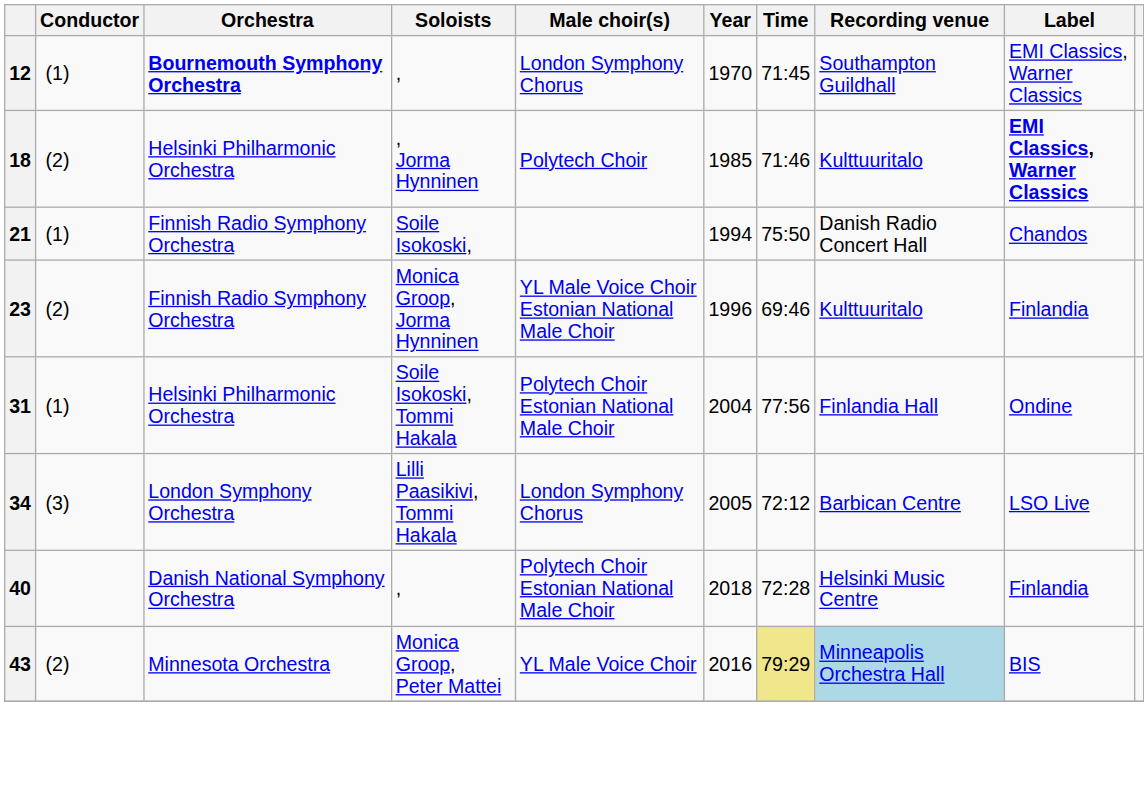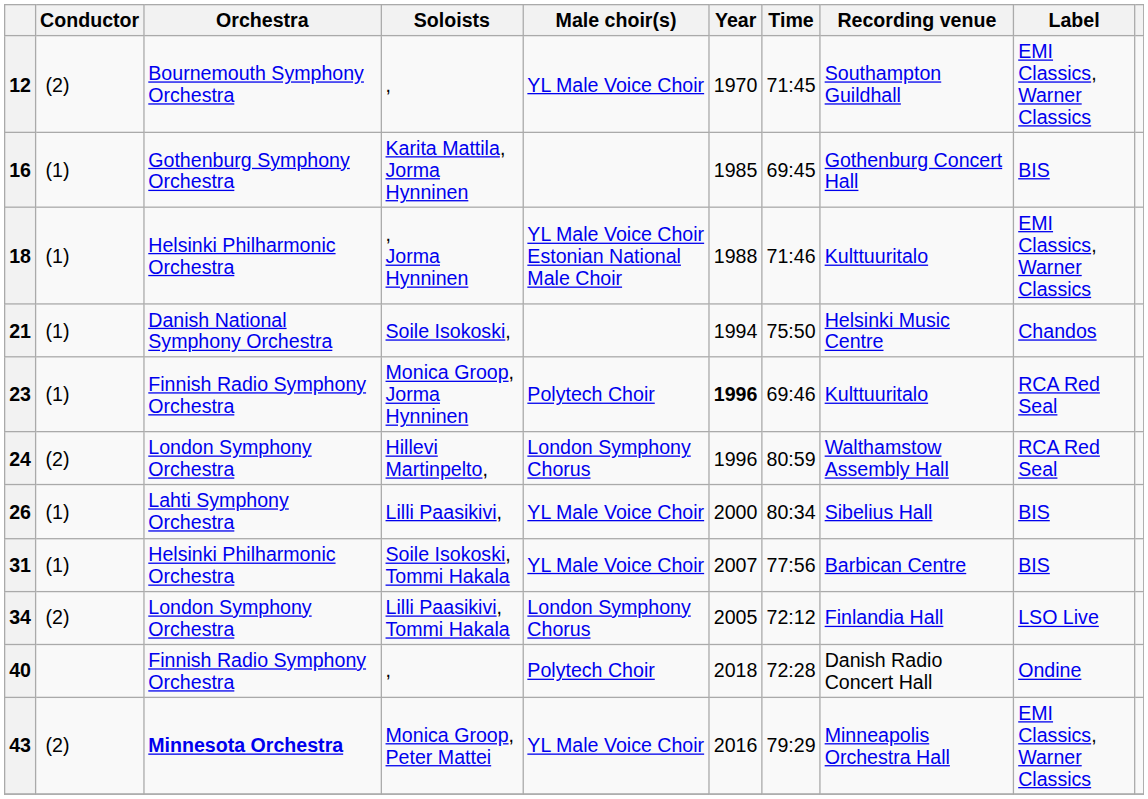(55, 73) (1) -> (55, 84) (2)
(265, 73) bold -> (256, 84) normal
(602, 73) London Symphony Chorus -> (616, 84) YL Male Voice Choir
+ row: (20, 170)
(55, 159) (2) -> (55, 256) (1)
(584, 159) Polytech Choir -> (616, 256) YL Male Voice Choir Estonian National Male Choir
(730, 159) 1985 -> (736, 256) 1988
(1051, 159) bold -> (1057, 256) normal
(257, 234) Finnish Radio Symphony Orchestra -> (240, 331) Danish National Symphony Orchestra
(878, 234) Danish Radio Concert Hall -> (887, 331) Helsinki Music Centre
(55, 309) (2) -> (55, 395) (1)
(608, 309) YL Male Voice Choir Estonian National Male Choir -> (591, 395) Polytech Choir
(730, 309) normal -> (736, 395) bold
(1049, 309) Finlandia -> (1059, 395) RCA Red Seal
+ row: (20, 459)
+ row: (20, 512)
(597, 406) Polytech Choir Estonian National Male Choir -> (616, 565) YL Male Voice Choir
(730, 406) 2004 -> (736, 565) 2007
(879, 406) Finlandia Hall -> (895, 565) Barbican Centre
(1041, 406) Ondine -> (1034, 565) BIS
(55, 503) (3) -> (55, 618) (2)
(890, 503) Barbican Centre -> (884, 618) Finlandia Hall
(266, 589) Danish National Symphony Orchestra -> (257, 671) Finnish Radio Symphony Orchestra
(597, 589) Polytech Choir Estonian National Male Choir -> (591, 671) Polytech Choir
(882, 589) Helsinki Music Centre -> (883, 671) Danish Radio Concert Hall
(1049, 589) Finlandia -> (1050, 671) Ondine
(239, 663) normal -> (246, 746) bold
(786, 663) khaki background -> (791, 746) no background
(882, 663) lightblue background -> (887, 746) no background
(1025, 663) BIS -> (1057, 746) EMI Classics, Warner Classics
